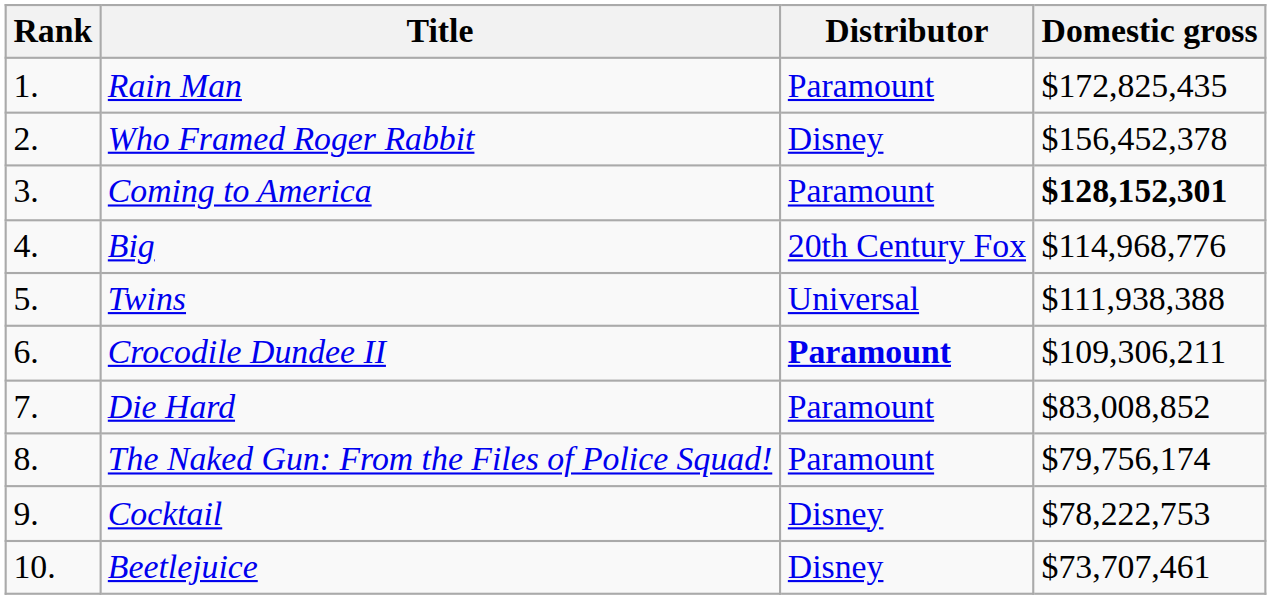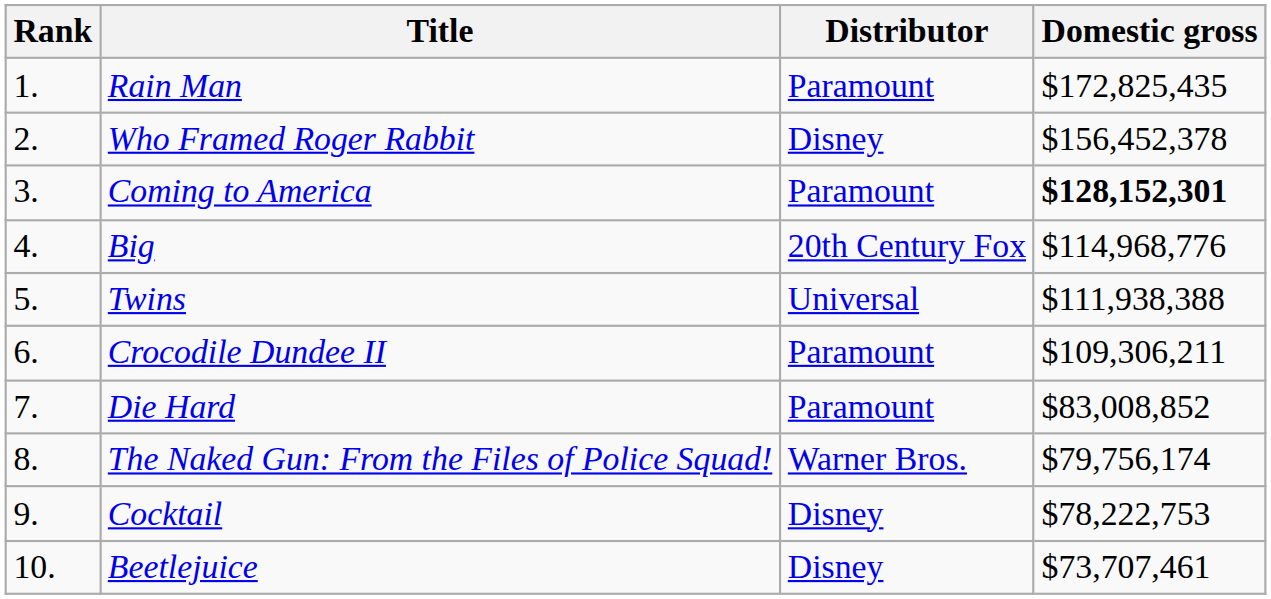(869, 352) bold -> (861, 352) normal
(861, 459) Paramount -> (877, 459) Warner Bros.
